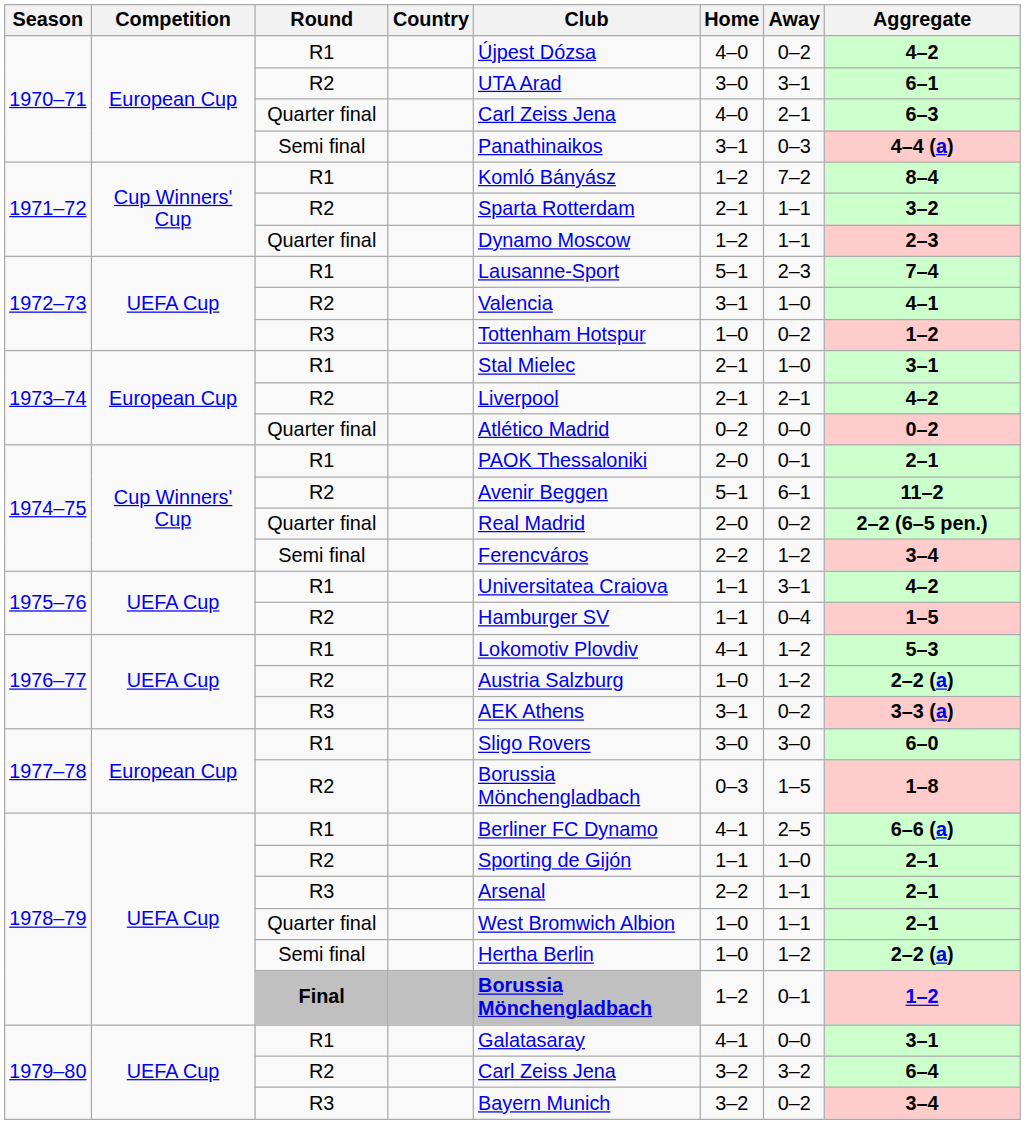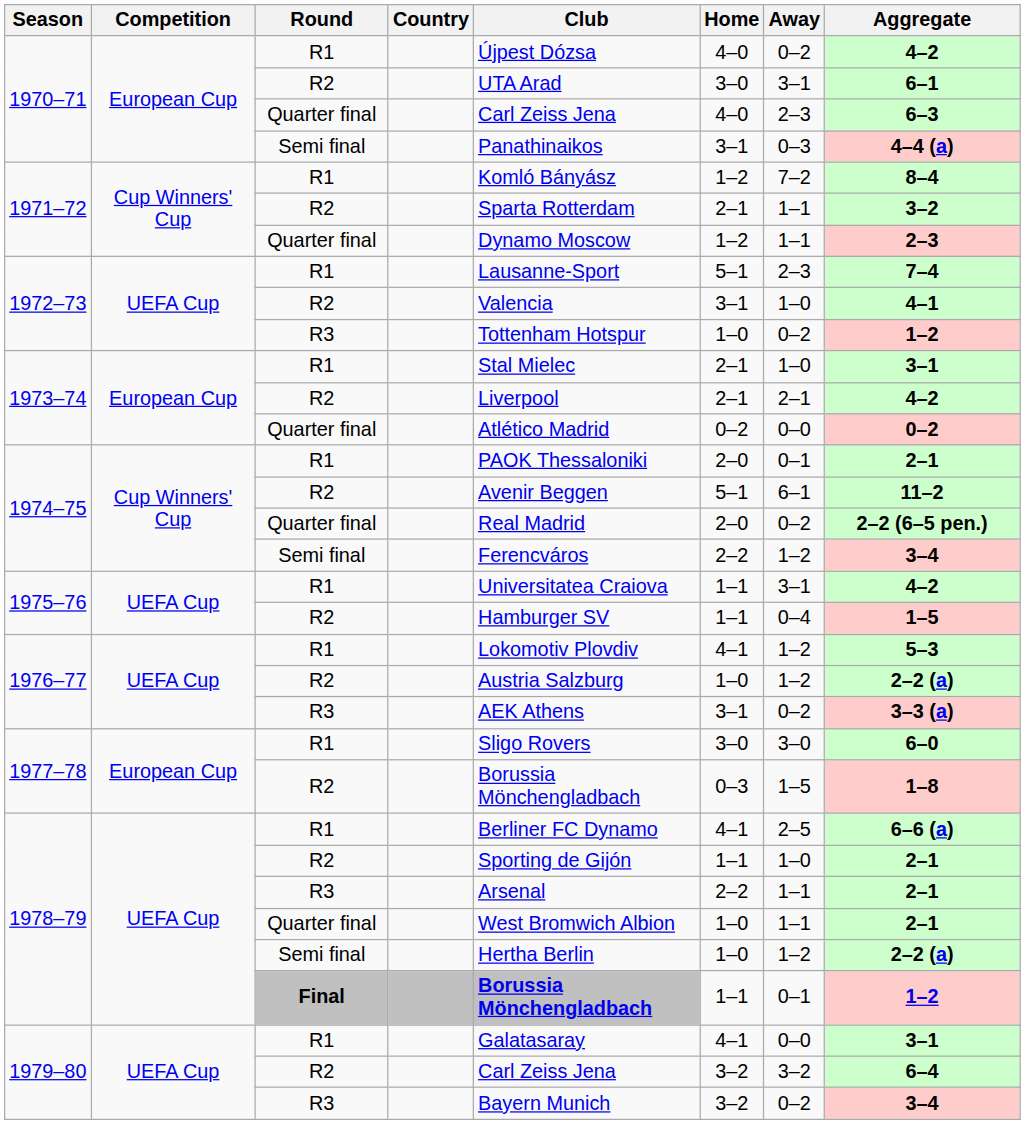(794, 114) 2–1 -> (794, 114) 2–3
(732, 997) 1–2 -> (732, 997) 1–1
